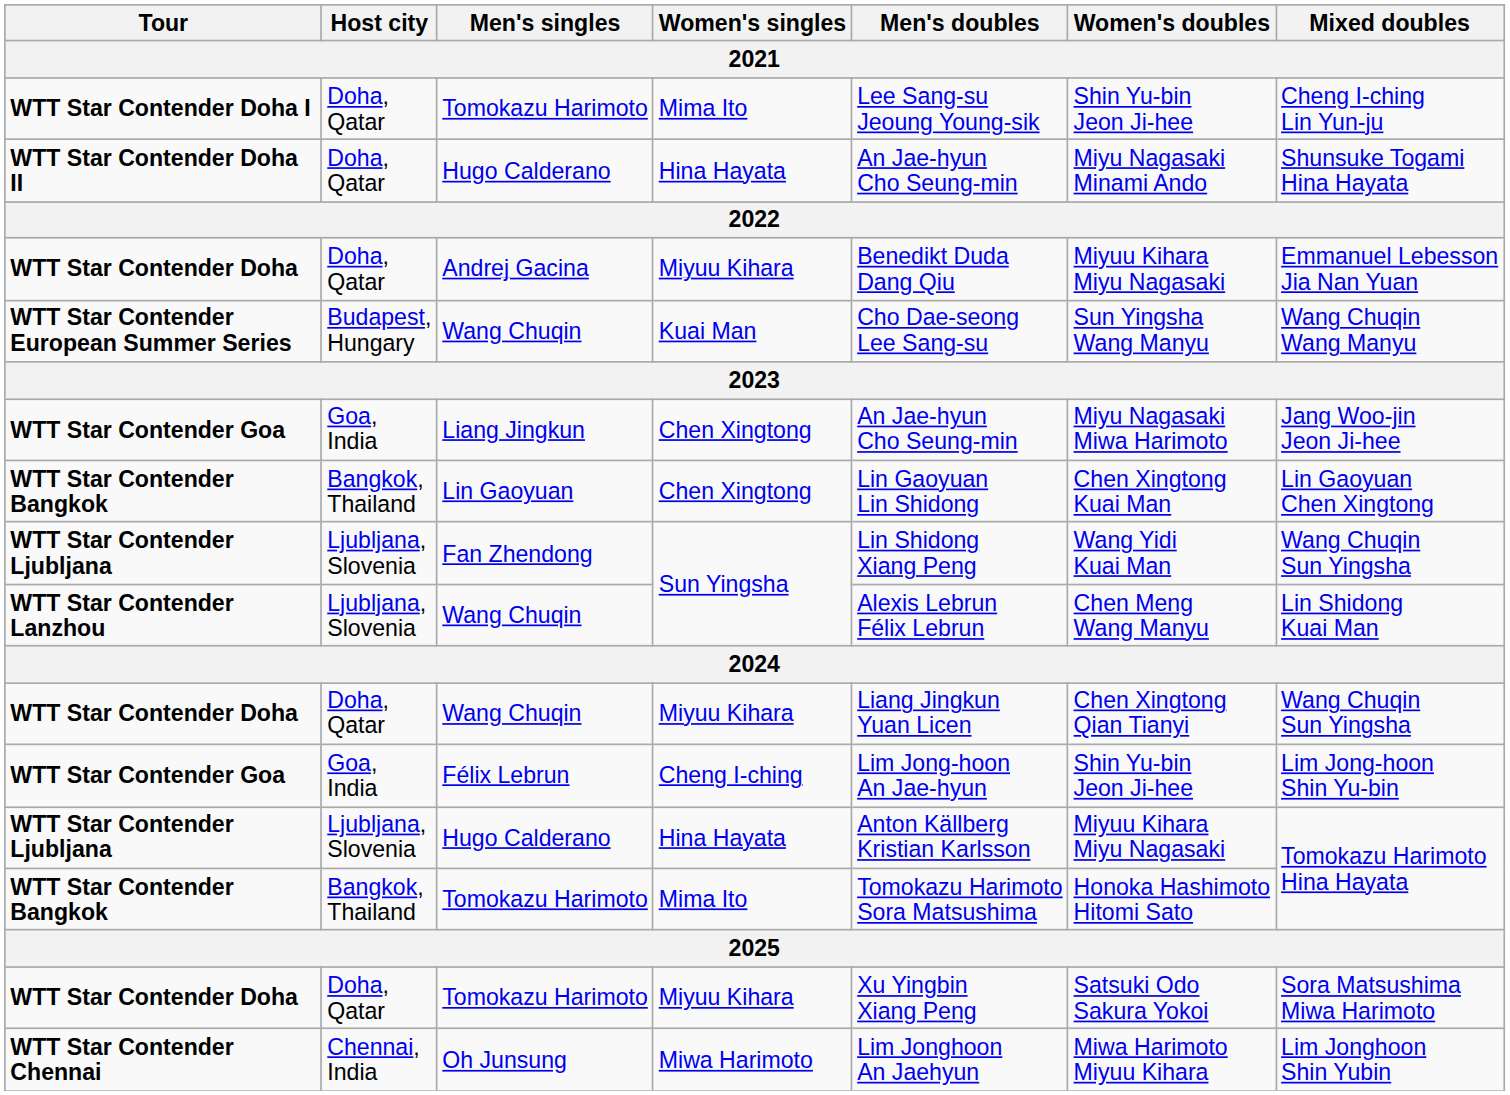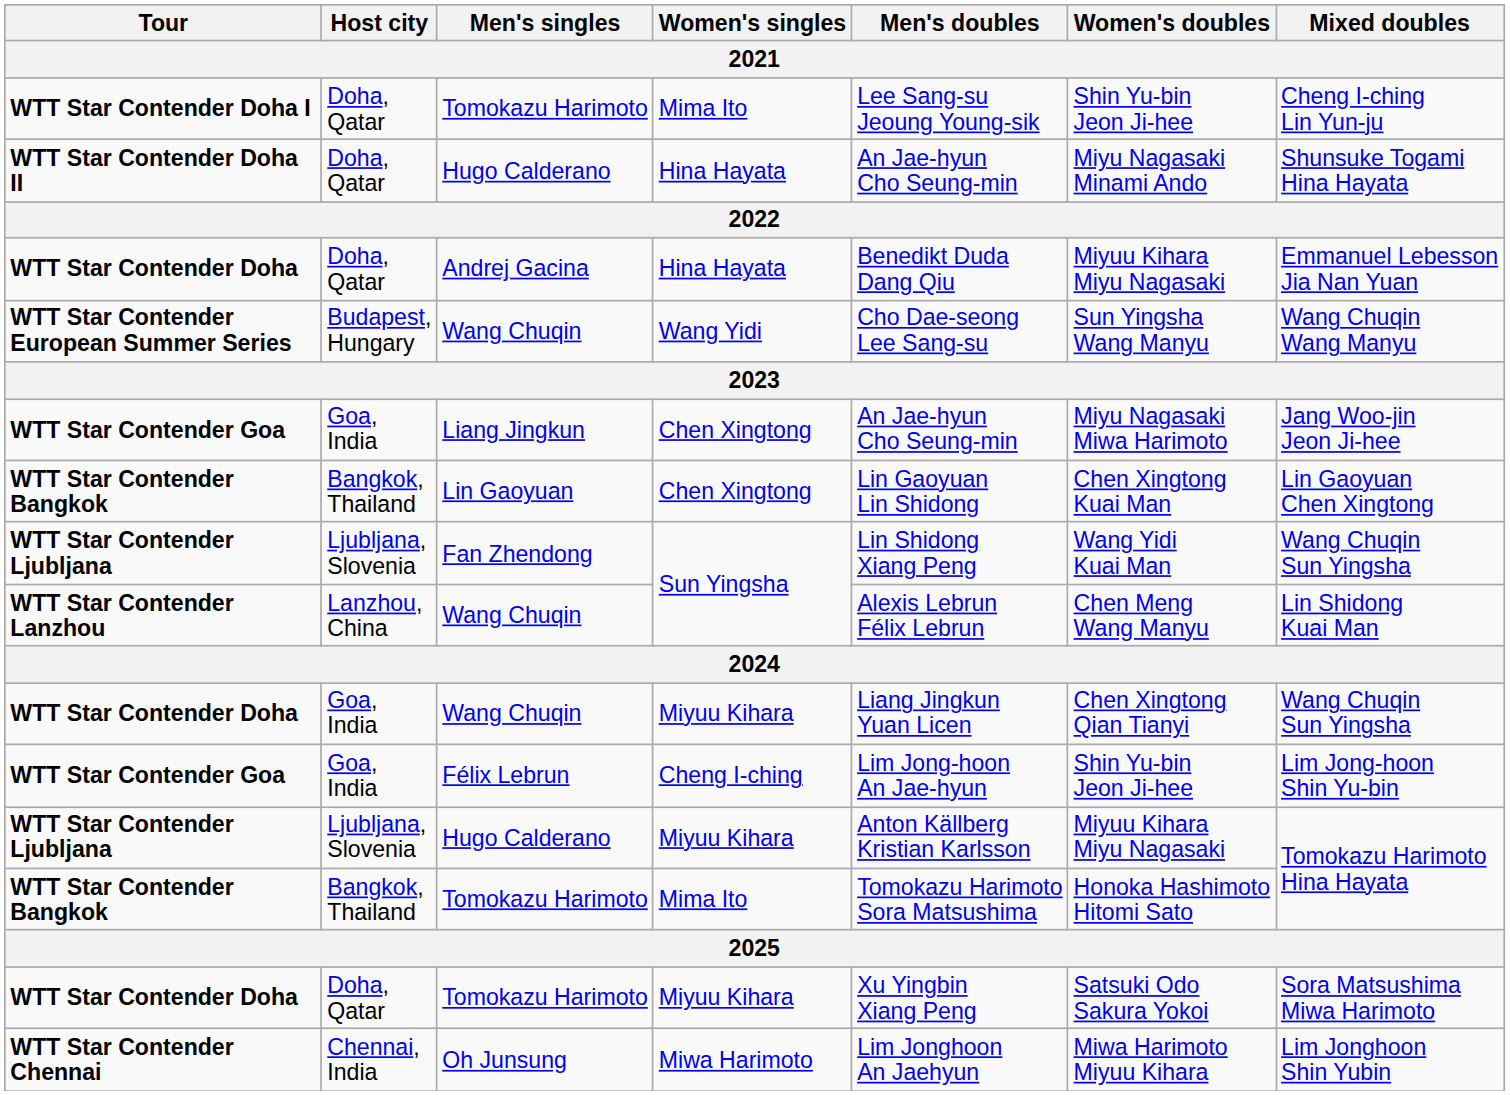(726, 269) Miyuu Kihara -> (722, 269) Hina Hayata
(708, 331) Kuai Man -> (710, 331) Wang Yidi
(377, 615) Ljubljana, Slovenia -> (375, 615) Lanzhou, China
(358, 713) Doha, Qatar -> (352, 713) Goa, India
(722, 837) Hina Hayata -> (726, 837) Miyuu Kihara
